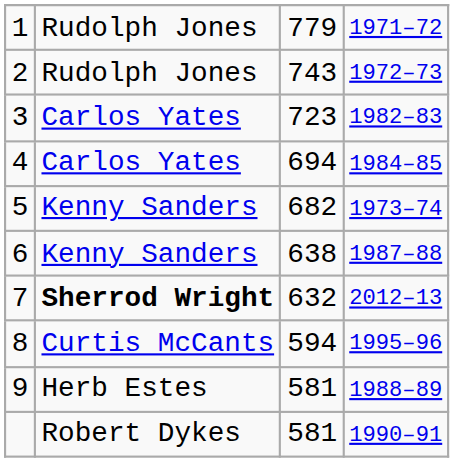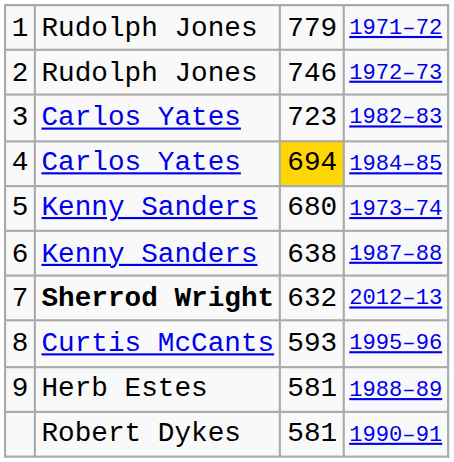(312, 73) 743 -> (312, 73) 746
(312, 163) no background -> (312, 163) gold background
(312, 208) 682 -> (312, 208) 680
(312, 344) 594 -> (312, 344) 593
